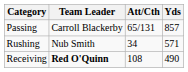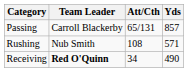(132, 43) 34 -> (135, 43) 108
(135, 59) 108 -> (132, 59) 34
